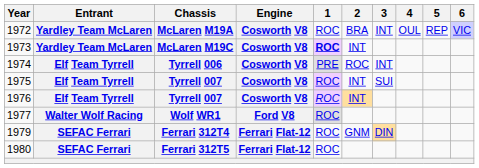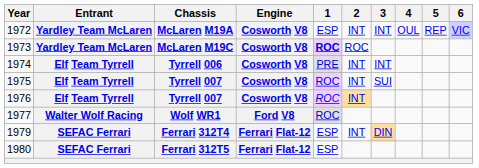(328, 30) ROC -> (328, 30) ESP
(357, 30) BRA -> (357, 30) INT
(357, 47) INT -> (357, 47) ROC
(357, 64) ROC -> (357, 64) INT
(328, 133) ROC -> (328, 133) ESP
(357, 133) GNM -> (357, 133) INT
(328, 150) ROC -> (328, 150) ESP
